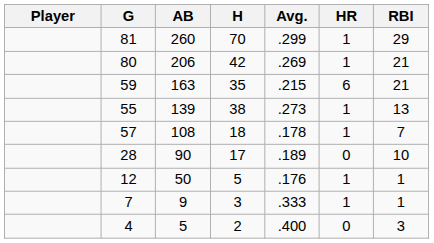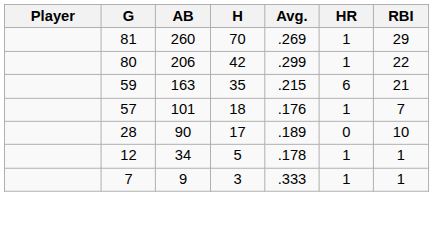(292, 39) .299 -> (292, 39) .269
(292, 62) .269 -> (292, 62) .299
(401, 62) 21 -> (401, 62) 22
- row: (129, 109)
(183, 132) 108 -> (183, 109) 101
(292, 132) .178 -> (292, 109) .176
(183, 179) 50 -> (183, 156) 34
(292, 179) .176 -> (292, 156) .178
- row: (129, 226)
